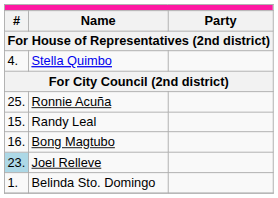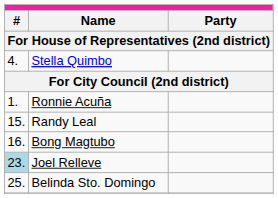(16, 102) 25. -> (13, 102) 1.
(13, 183) 1. -> (16, 183) 25.
